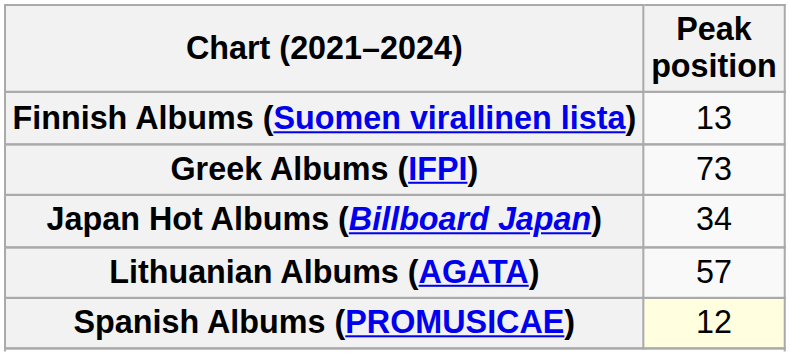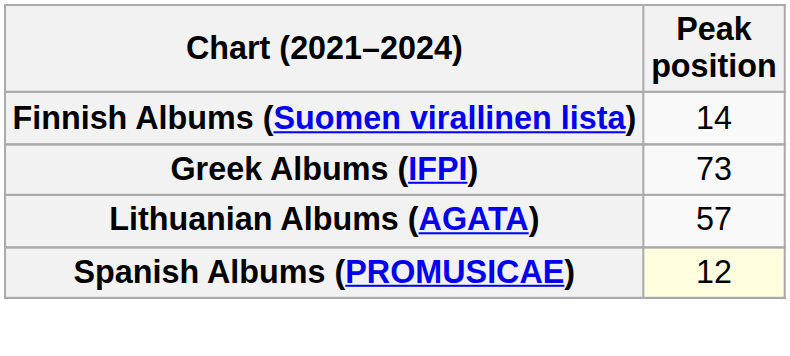(714, 117) 13 -> (714, 117) 14
- row: (324, 220)
